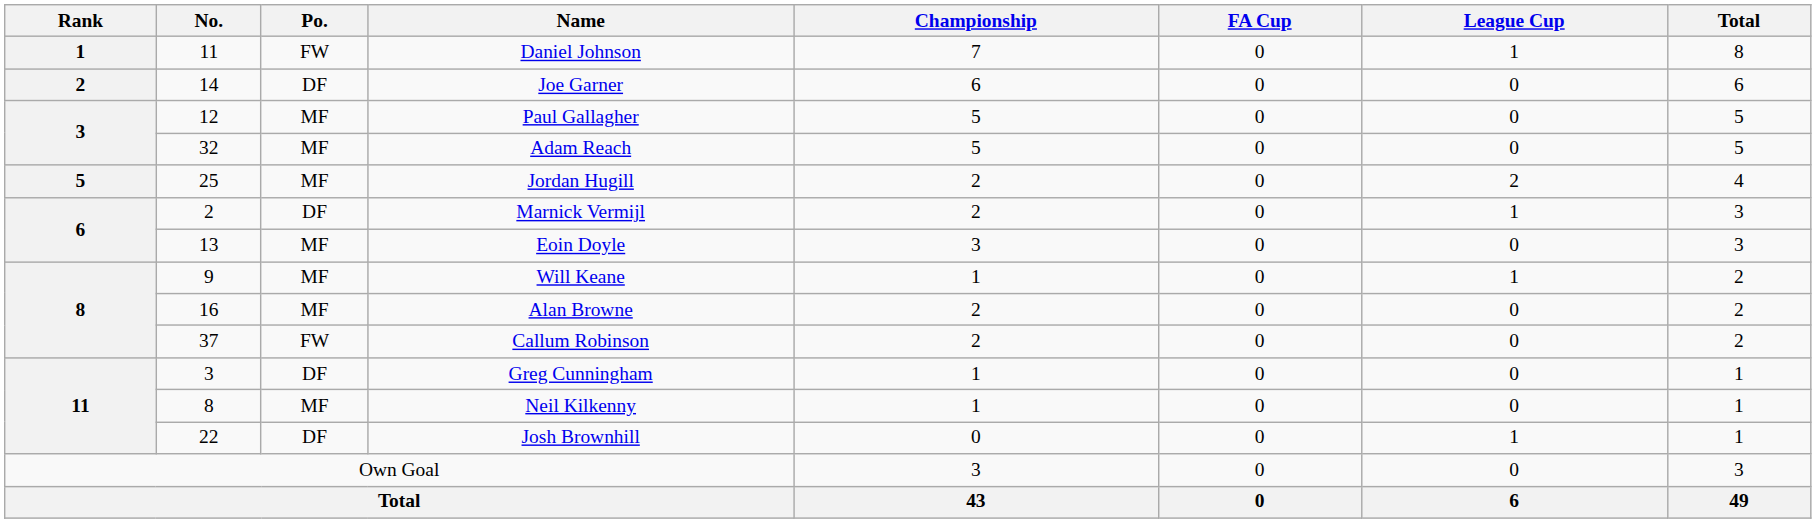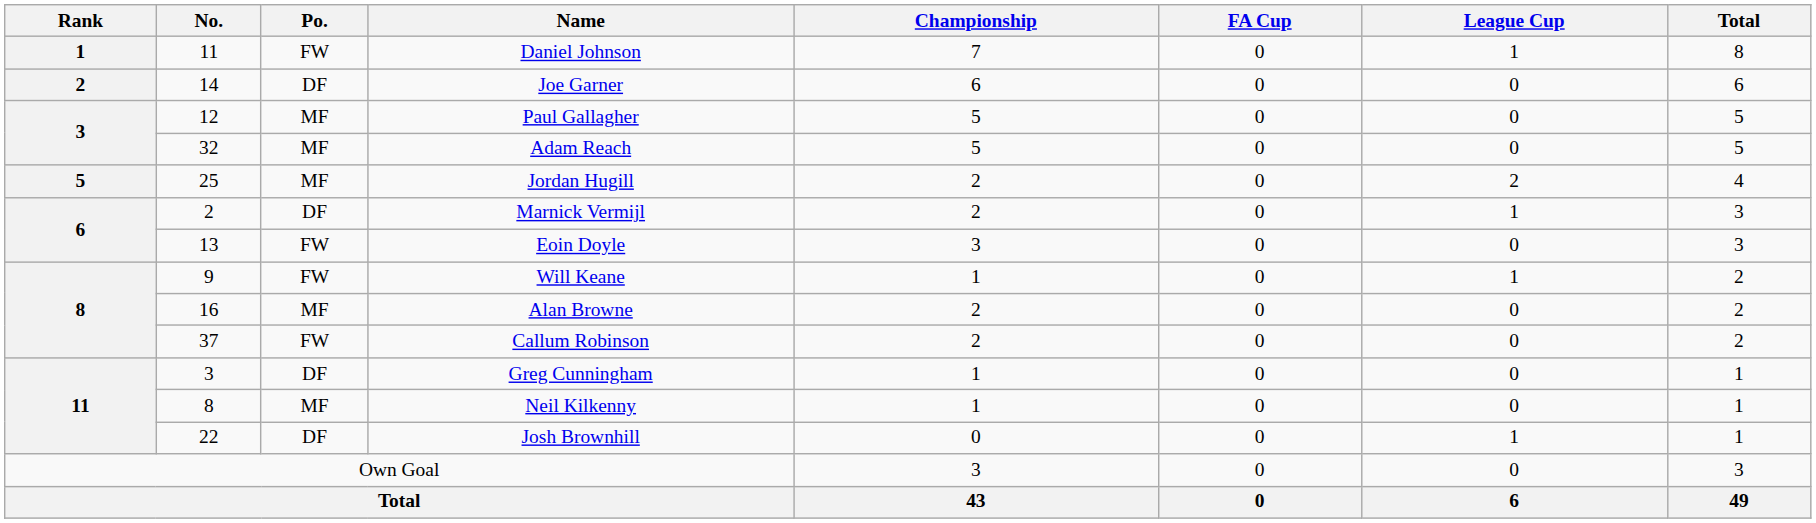(315, 244) MF -> (315, 244) FW
(315, 276) MF -> (315, 276) FW
